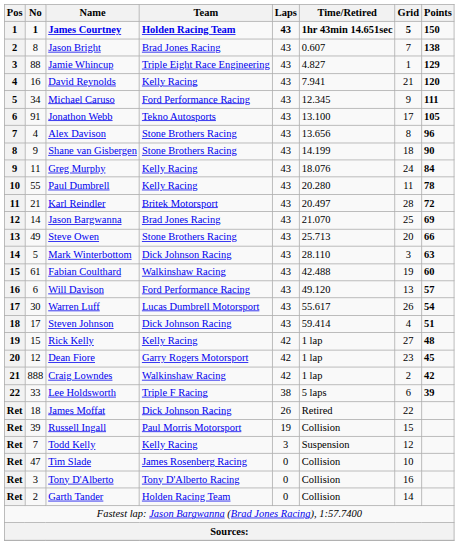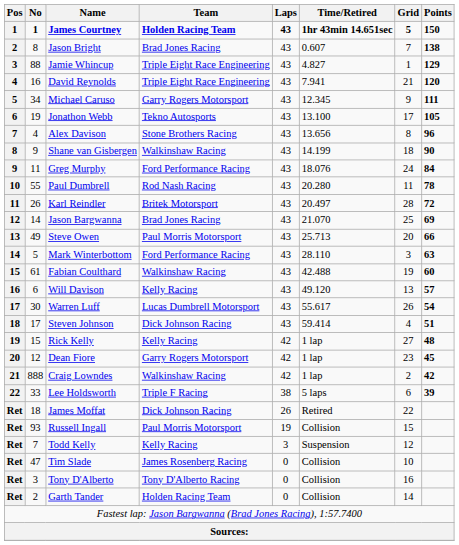(170, 81) Kelly Racing -> (206, 81) Triple Eight Race Engineering
(196, 99) Ford Performance Racing -> (195, 99) Garry Rogers Motorsport
(35, 116) 91 -> (35, 116) 19
(189, 150) Stone Brothers Racing -> (184, 150) Walkinshaw Racing
(170, 168) Kelly Racing -> (196, 168) Ford Performance Racing
(170, 185) Kelly Racing -> (179, 185) Rod Nash Racing
(35, 202) 21 -> (35, 202) 26
(189, 237) Stone Brothers Racing -> (192, 237) Paul Morris Motorsport
(187, 254) Dick Johnson Racing -> (196, 254) Ford Performance Racing
(196, 289) Ford Performance Racing -> (170, 289) Kelly Racing
(35, 427) 39 -> (35, 427) 93
